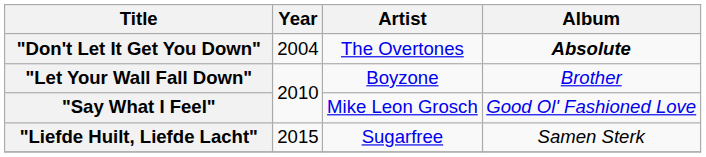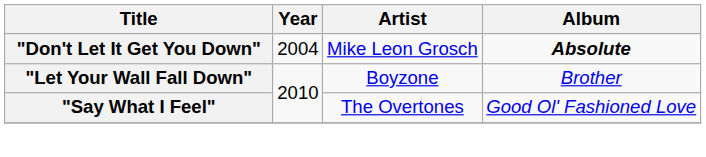(402, 48) The Overtones -> (402, 48) Mike Leon Grosch
(402, 107) Mike Leon Grosch -> (402, 107) The Overtones
- row: (139, 136)
